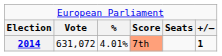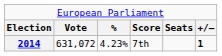(114, 43) 4.01% -> (114, 43) 4.23%
(141, 43) lightsalmon background -> (141, 43) no background
